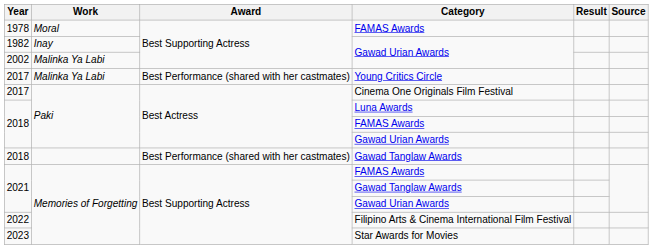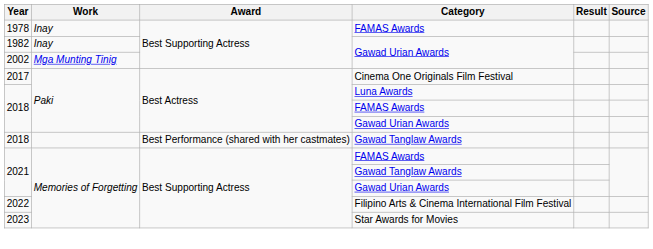(46, 28) Moral -> (43, 28) Inay
(69, 60) Malinka Ya Labi -> (75, 60) Mga Munting Tinig
- row: (18, 76)
